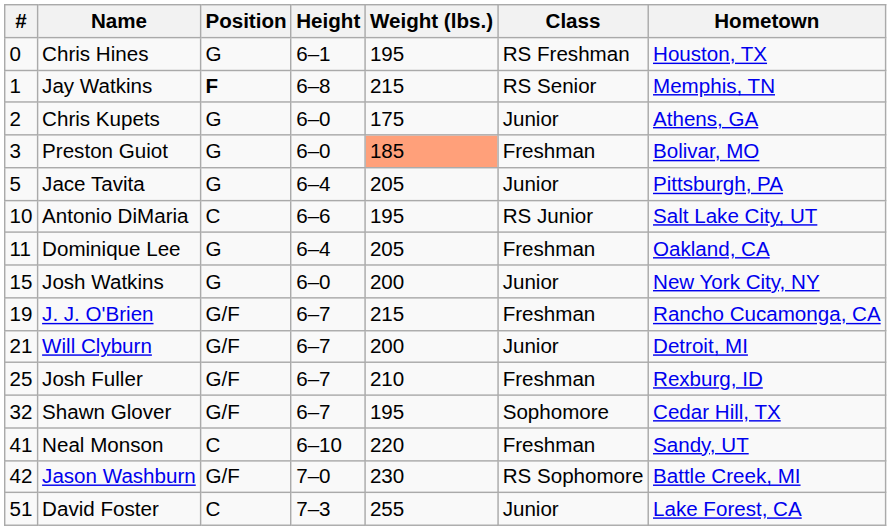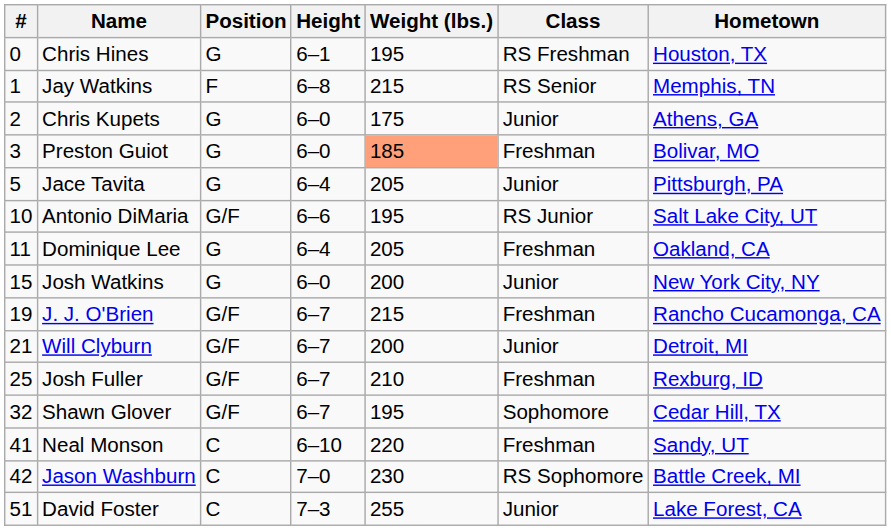(212, 86) bold -> (212, 86) normal
(213, 217) C -> (223, 217) G/F
(223, 477) G/F -> (213, 477) C
